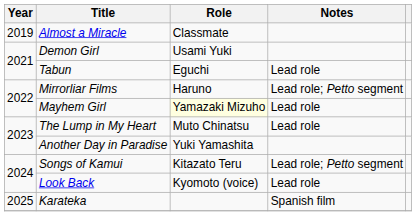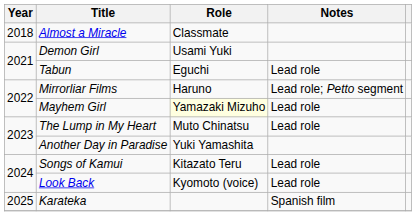(20, 32) 2019 -> (20, 32) 2018
(337, 164) Lead role; Petto segment -> (295, 164) Lead role
